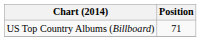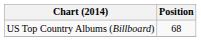(176, 28) 71 -> (176, 28) 68
